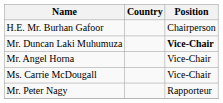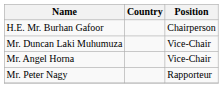(191, 43) bold -> (189, 43) normal
- row: (52, 75)
